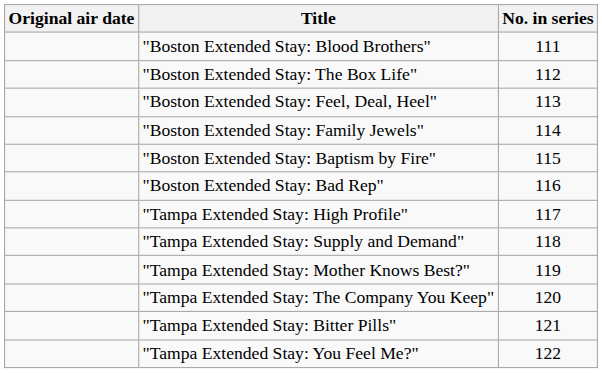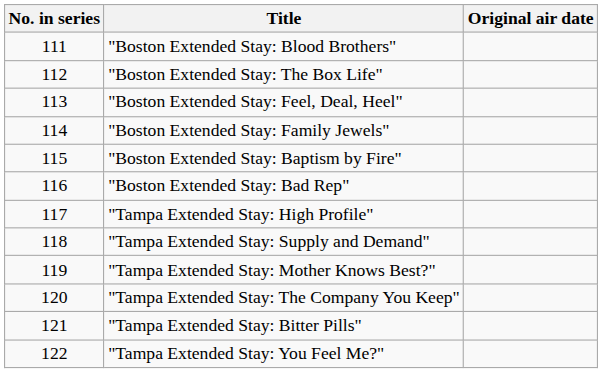columns swapped: (548, 18) <-> (72, 18)
